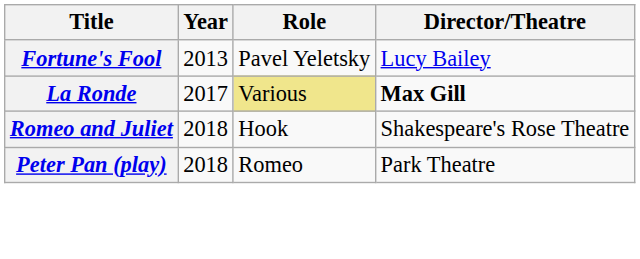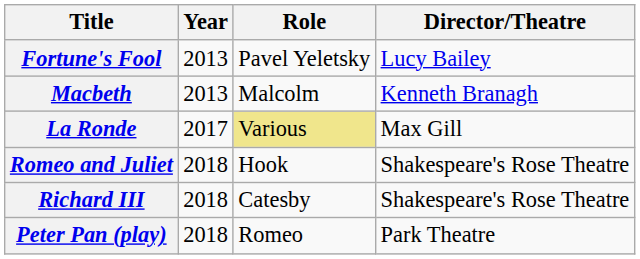+ row: (91, 93)
(423, 93) bold -> (421, 128) normal
+ row: (91, 199)
